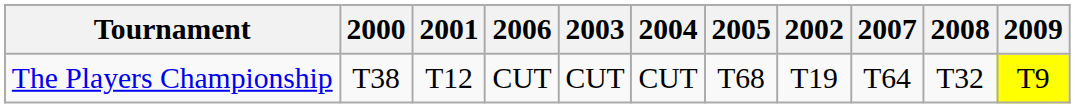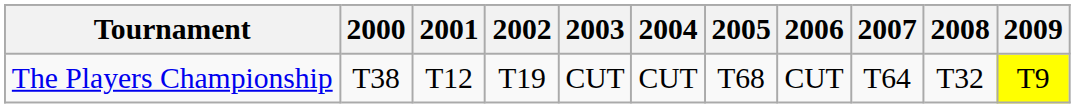columns swapped: (814, 29) <-> (522, 29)
